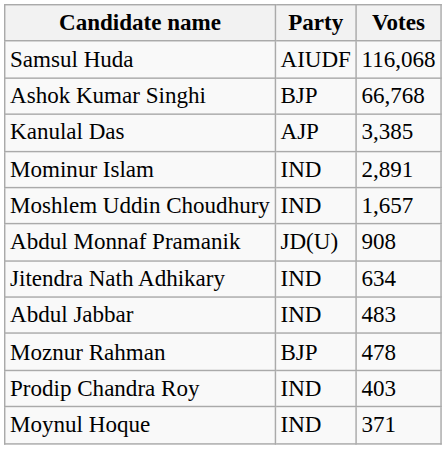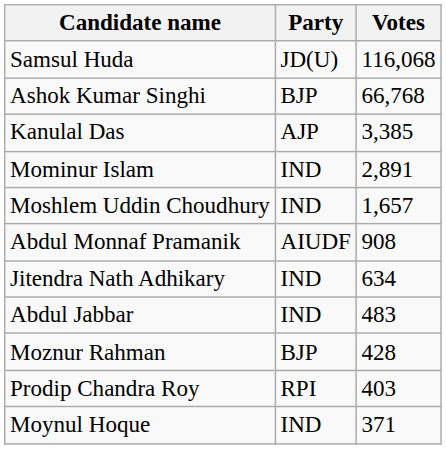(316, 59) AIUDF -> (309, 59) JD(U)
(309, 242) JD(U) -> (316, 242) AIUDF
(379, 351) 478 -> (379, 351) 428
(301, 388) IND -> (298, 388) RPI
